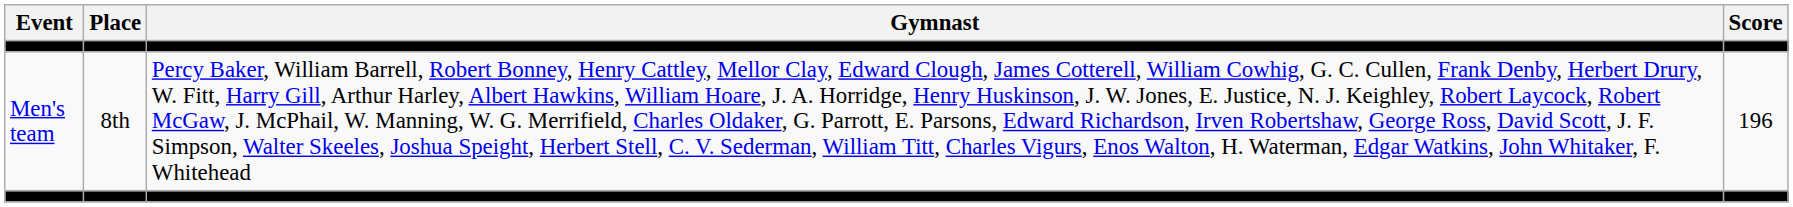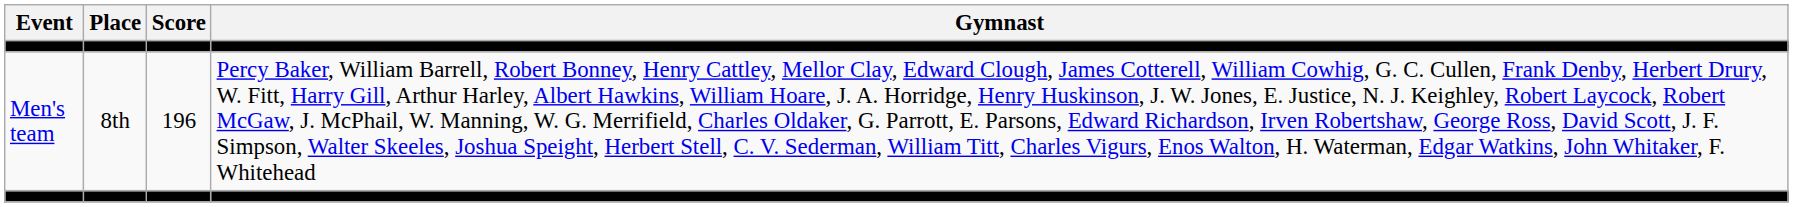columns swapped: (935, 22) <-> (1756, 22)
